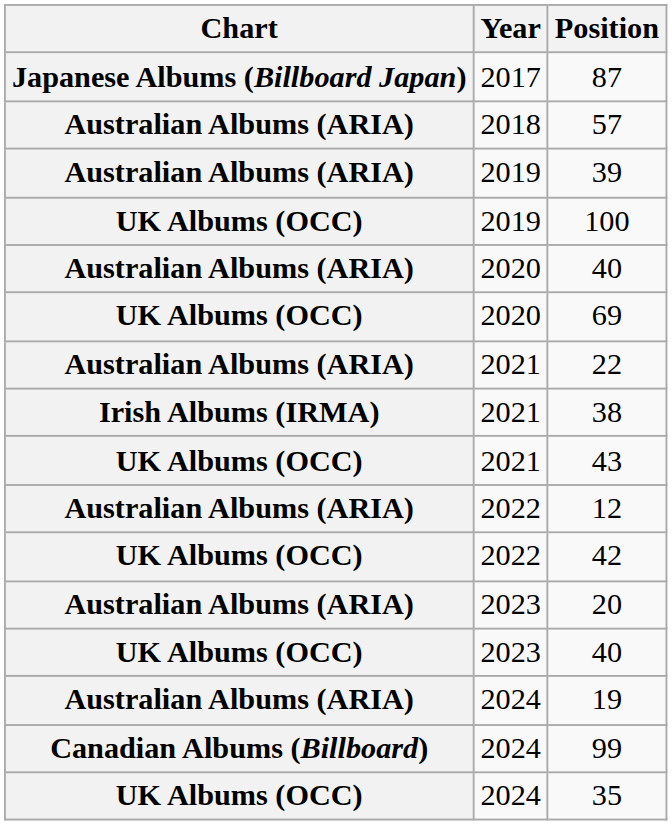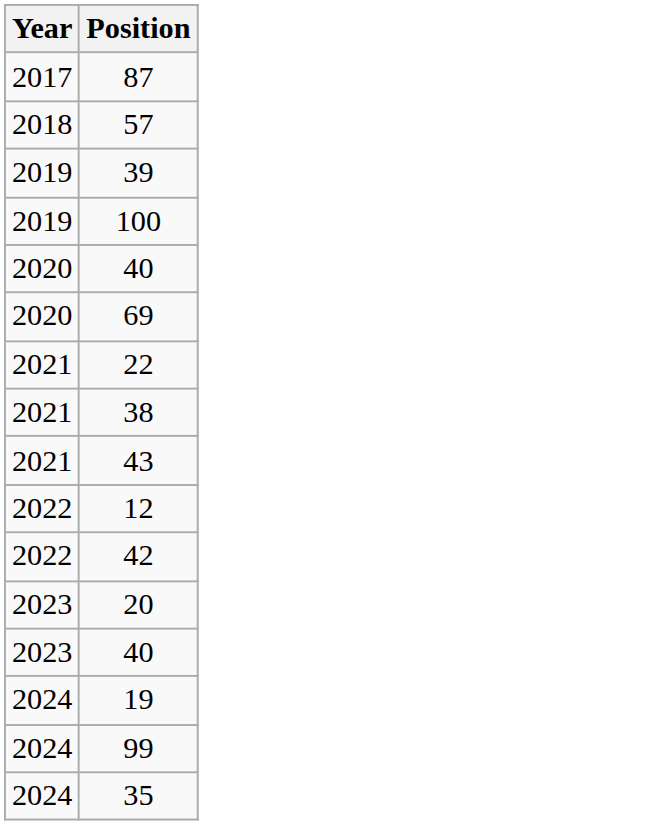- column: (239, 28)
